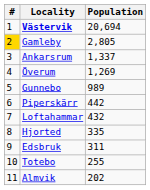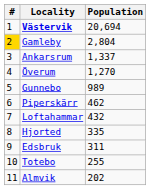(101, 42) 2,805 -> (101, 42) 2,804
(101, 72) 1,269 -> (101, 72) 1,270
(96, 102) 442 -> (96, 102) 462
